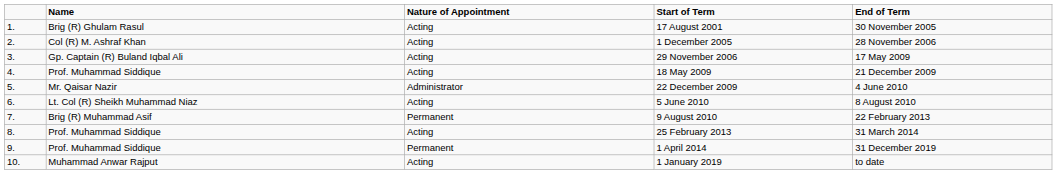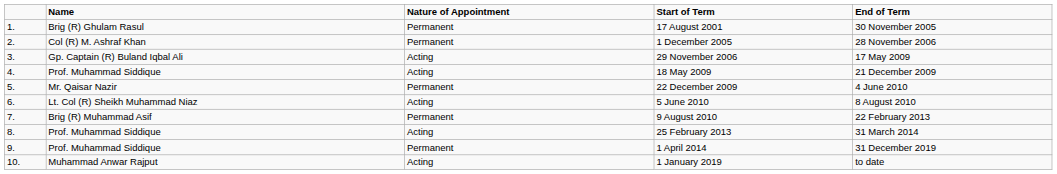(420, 27) Acting -> (430, 27) Permanent
(420, 42) Acting -> (430, 42) Permanent
(435, 87) Administrator -> (430, 87) Permanent
